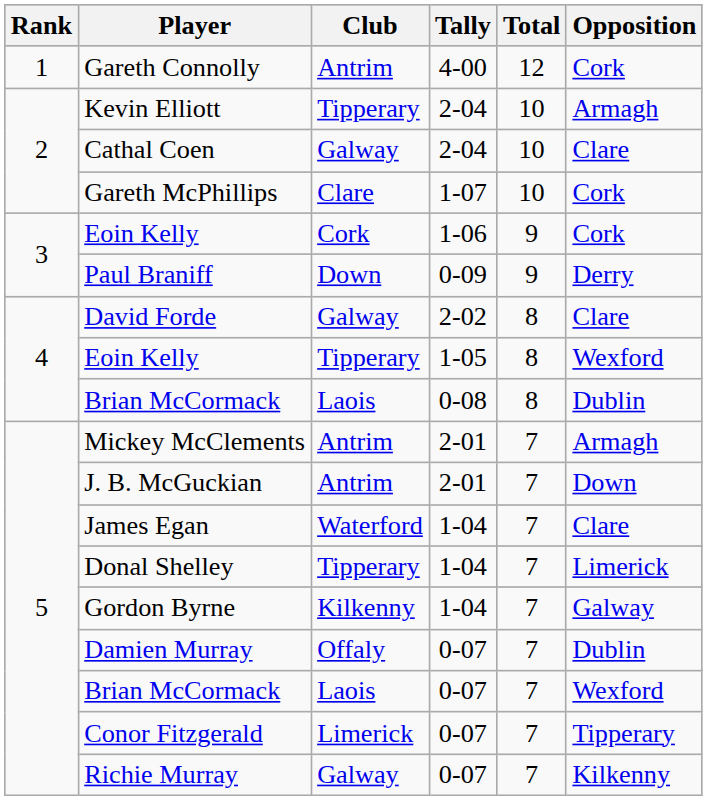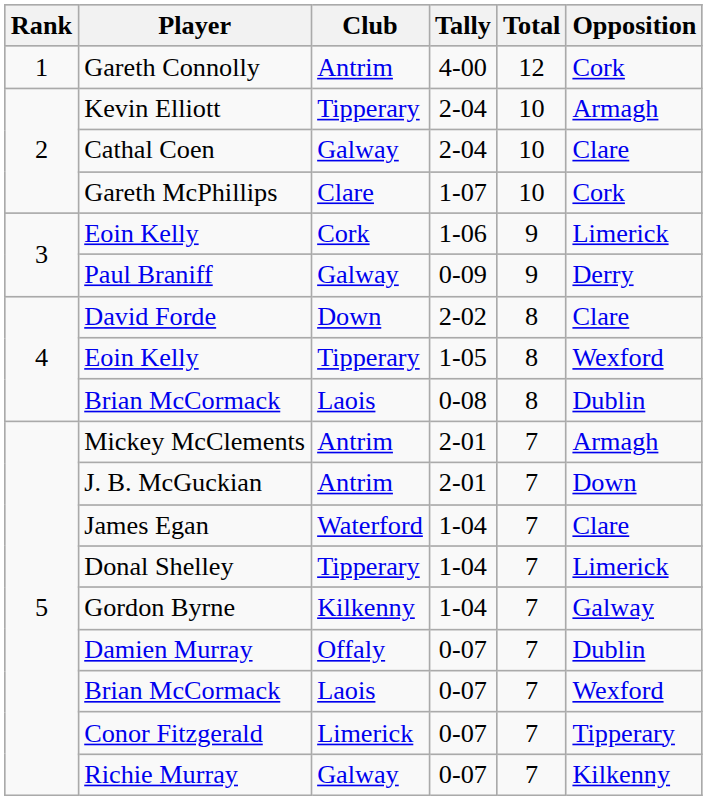(599, 233) Cork -> (620, 233) Limerick
(349, 274) Down -> (358, 274) Galway
(358, 316) Galway -> (349, 316) Down
